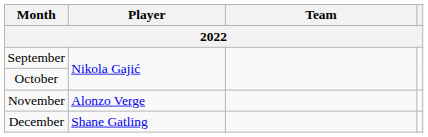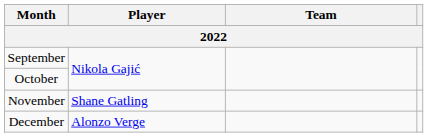(108, 100) Alonzo Verge -> (109, 100) Shane Gatling
(109, 121) Shane Gatling -> (108, 121) Alonzo Verge
